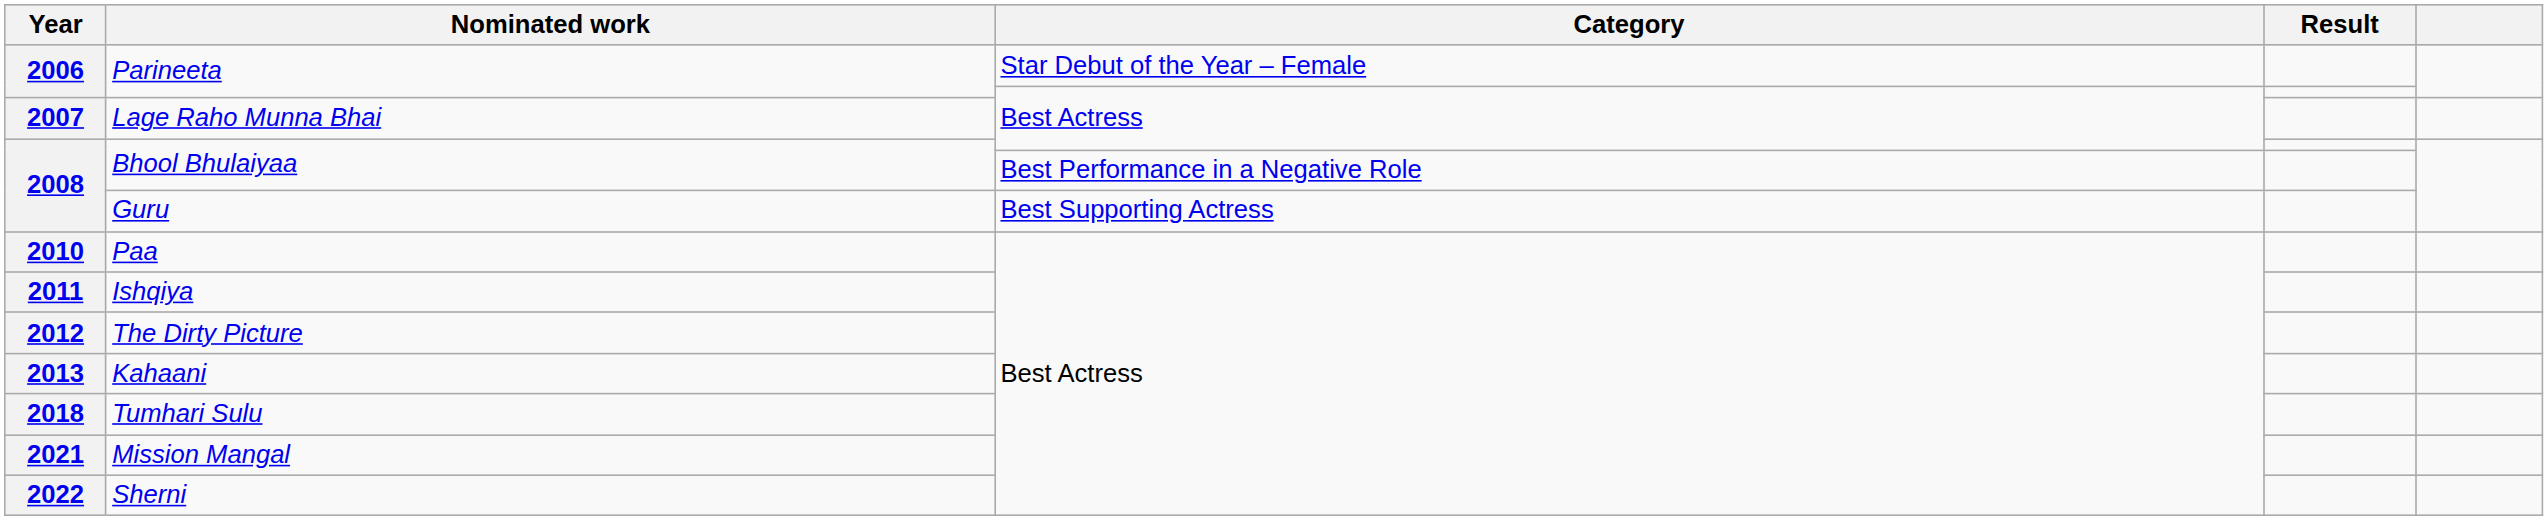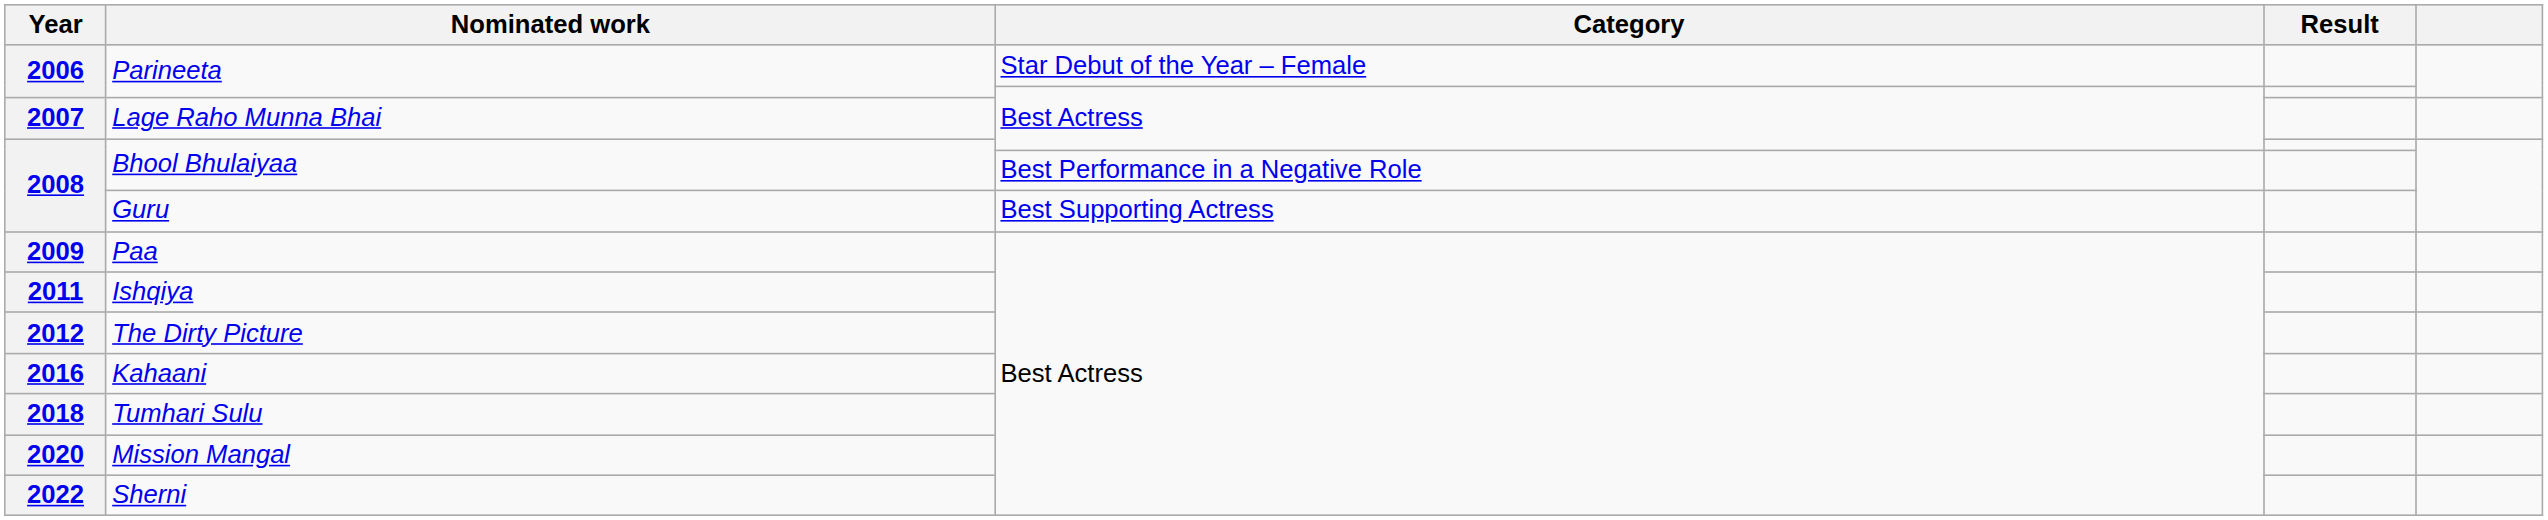(56, 251) 2010 -> (56, 251) 2009
(56, 373) 2013 -> (56, 373) 2016
(56, 454) 2021 -> (56, 454) 2020
